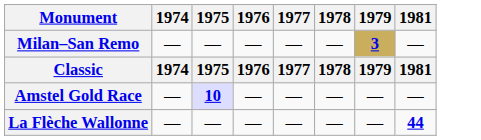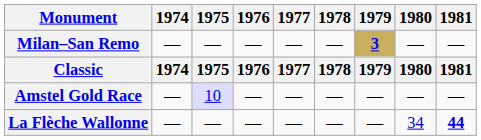+ column: (416, 17)
(213, 95) bold -> (213, 95) normal
